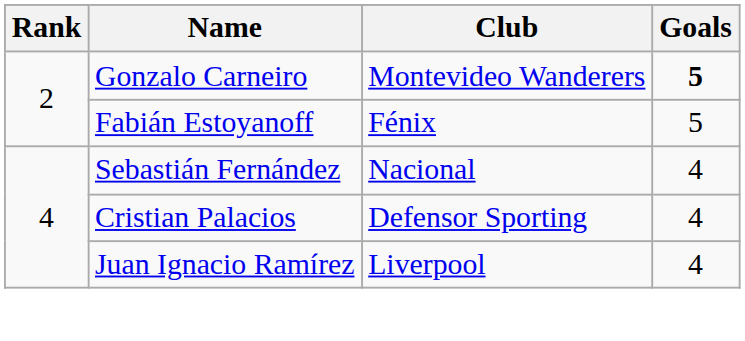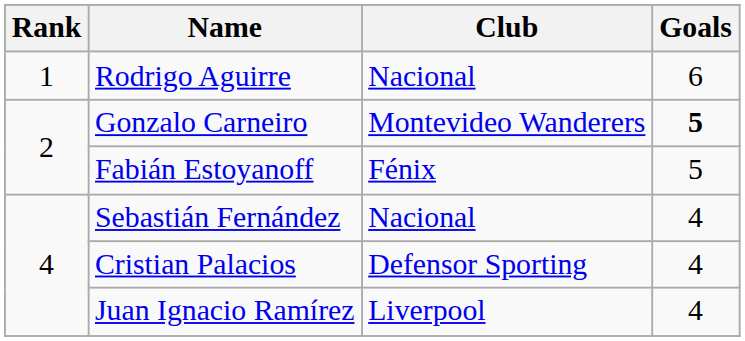+ row: (193, 75)
